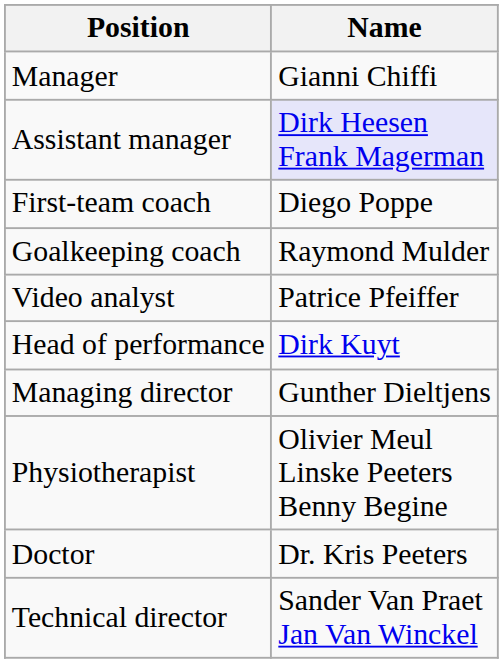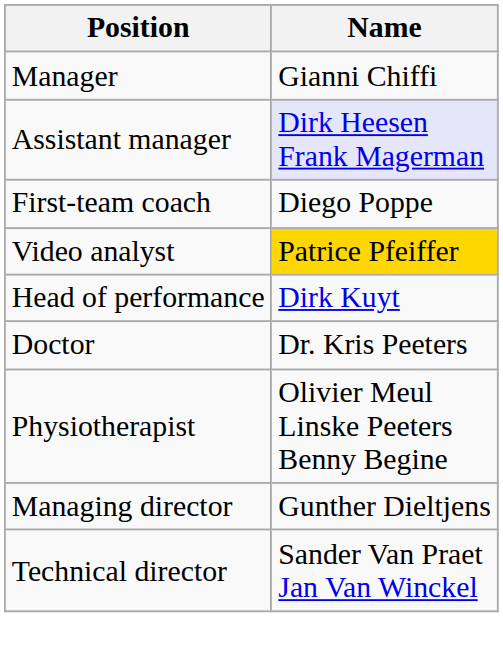- row: (126, 250)
(369, 297) no background -> (369, 250) gold background
rows swapped: (53, 553) <-> (122, 391)
